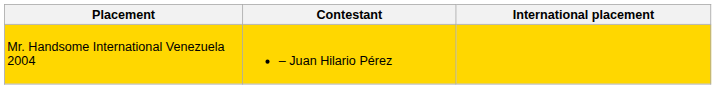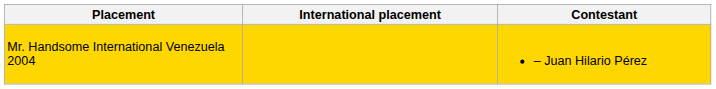columns swapped: (349, 15) <-> (583, 15)
